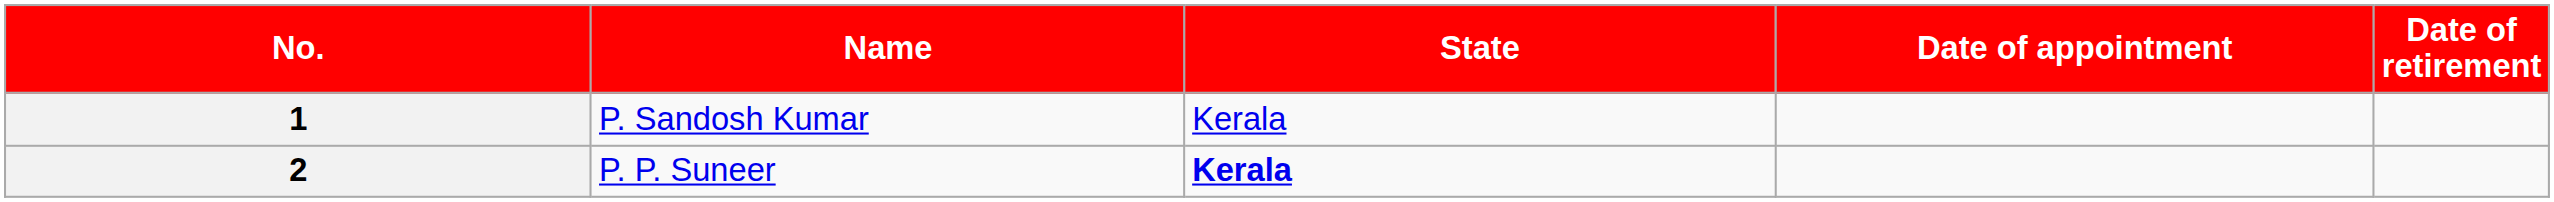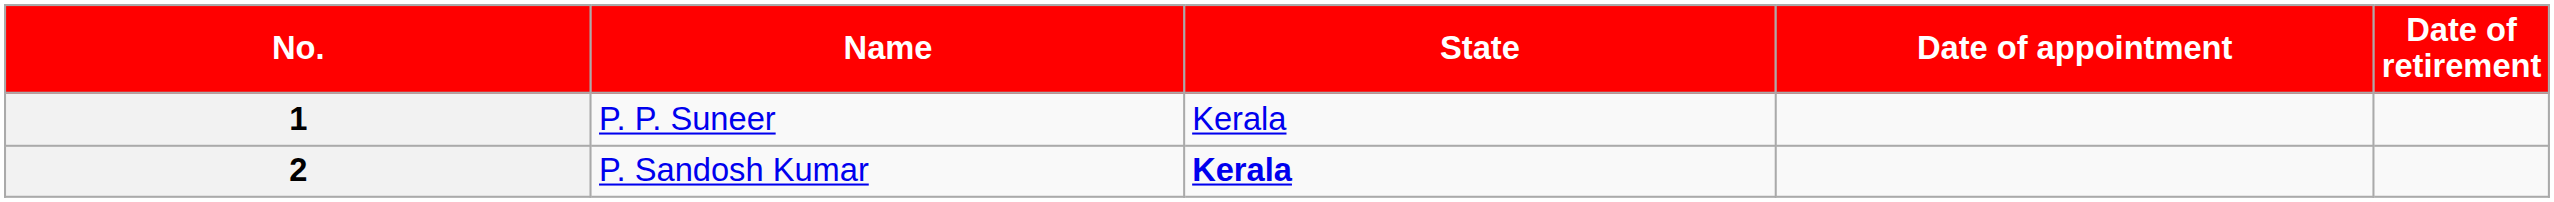(734, 118) P. Sandosh Kumar -> (687, 118) P. P. Suneer
(687, 170) P. P. Suneer -> (734, 170) P. Sandosh Kumar
